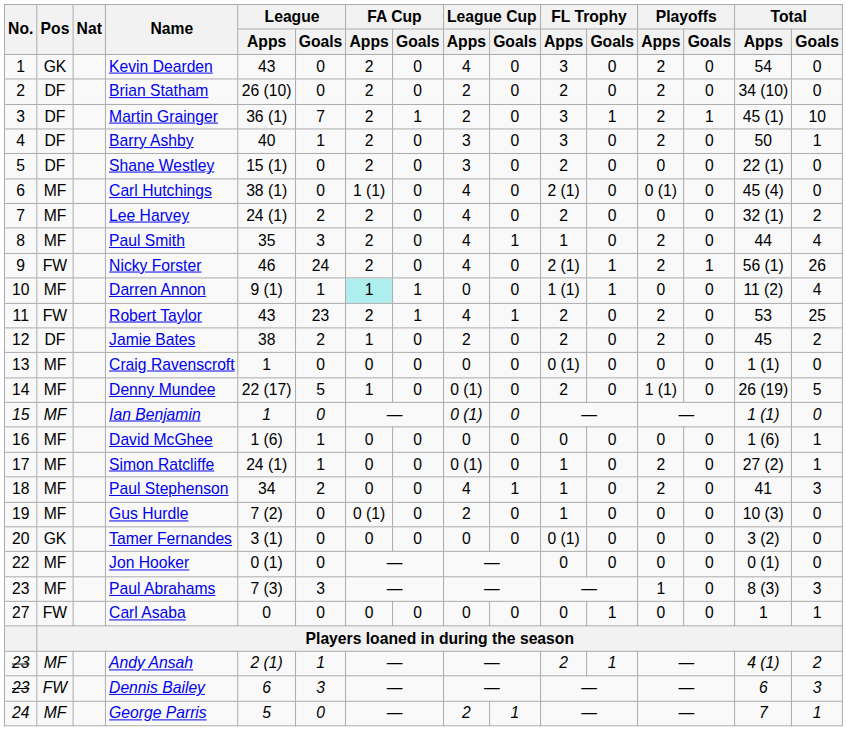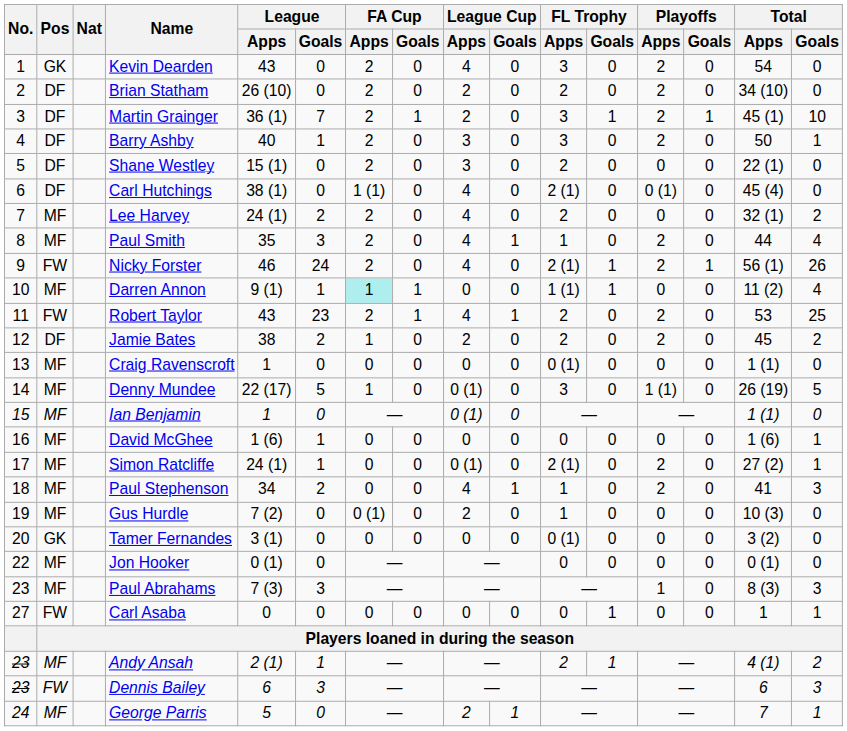(55, 191) MF -> (55, 191) DF
(564, 389) 2 -> (564, 389) 3
(564, 464) 1 -> (564, 464) 2 (1)
